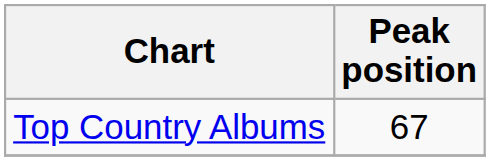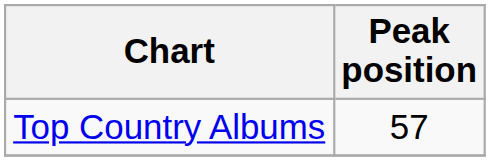(409, 126) 67 -> (409, 126) 57
